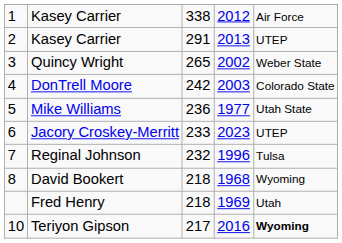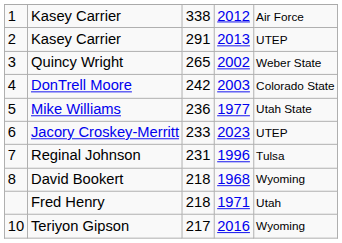(198, 156) 232 -> (198, 156) 231
(234, 202) 1969 -> (234, 202) 1971
(283, 226) bold -> (281, 226) normal
